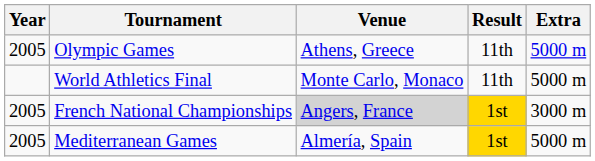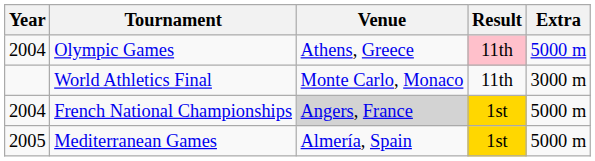(27, 50) 2005 -> (27, 50) 2004
(497, 50) no background -> (497, 50) pink background
(558, 80) 5000 m -> (558, 80) 3000 m
(27, 110) 2005 -> (27, 110) 2004
(558, 110) 3000 m -> (558, 110) 5000 m
